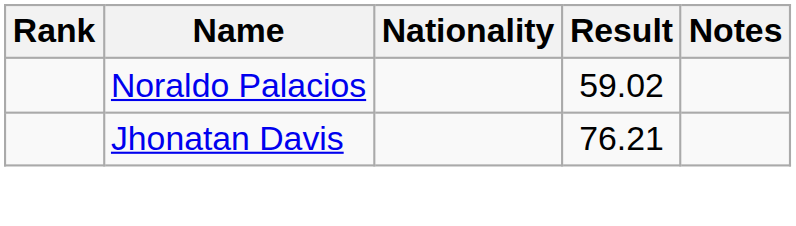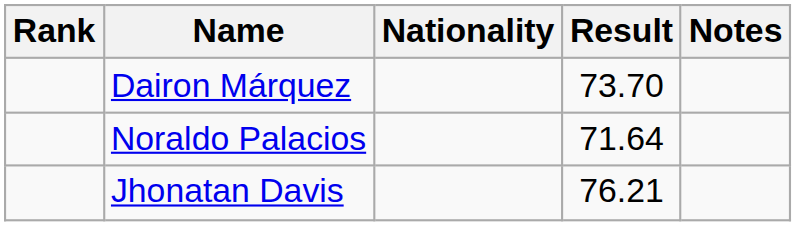+ row: (231, 84)
(621, 84) 59.02 -> (621, 138) 71.64
